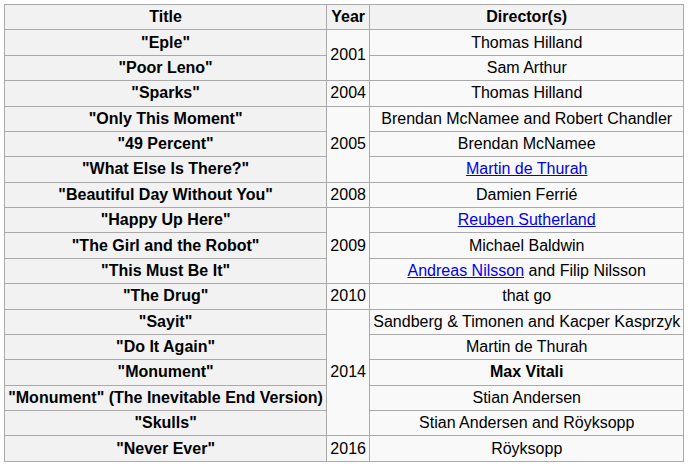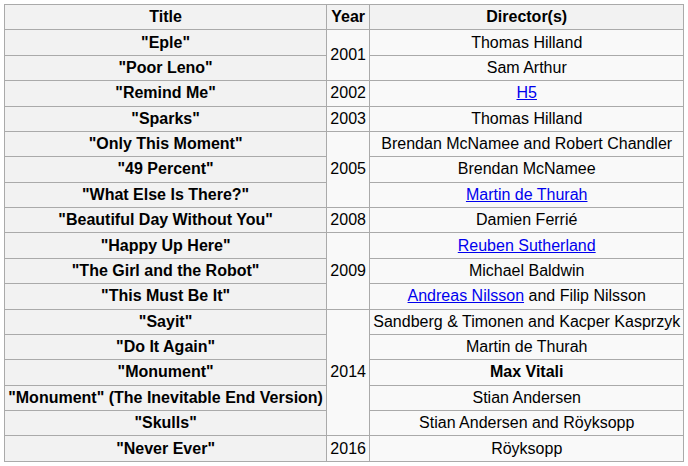+ row: (166, 93)
(348, 93) 2004 -> (348, 118) 2003
- row: (166, 296)
